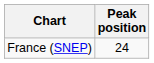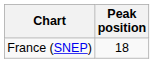(122, 48) 24 -> (122, 48) 18
